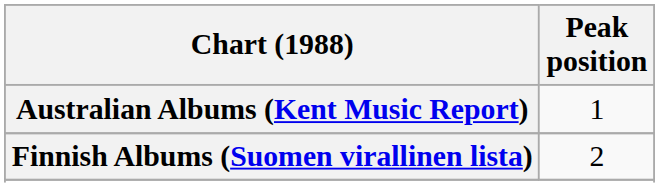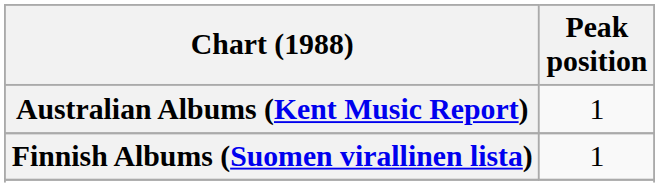(597, 155) 2 -> (597, 155) 1
